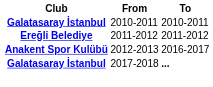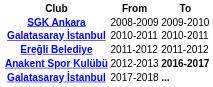+ row: (135, 22)
(185, 50) normal -> (185, 64) bold
